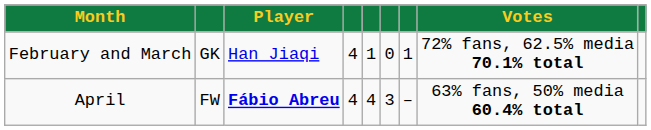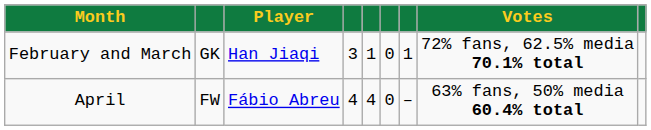(353, 56) 4 -> (353, 56) 3
(284, 102) bold -> (284, 102) normal
(389, 102) 3 -> (389, 102) 0
